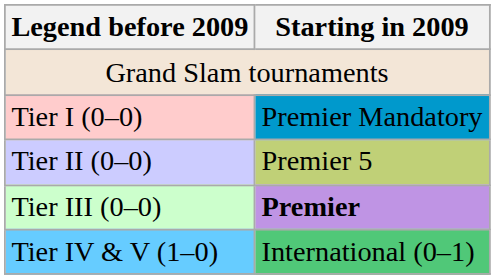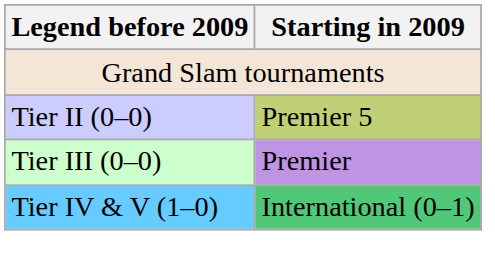- row: (77, 116)
(311, 206) bold -> (306, 161) normal
